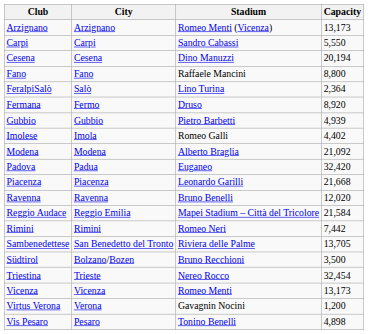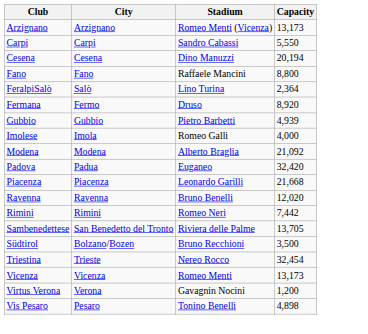(335, 136) 4,402 -> (288, 136) 4,000
- row: (37, 213)
